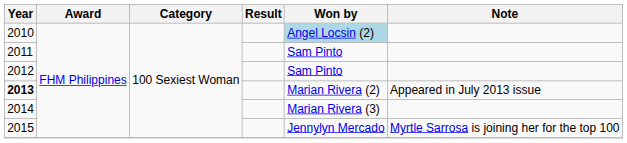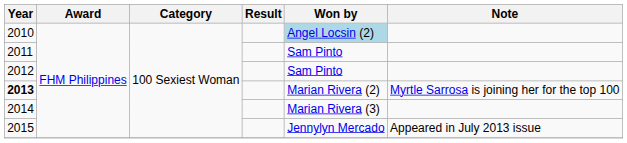(465, 90) Appeared in July 2013 issue -> (505, 90) Myrtle Sarrosa is joining her for the top 100
(505, 128) Myrtle Sarrosa is joining her for the top 100 -> (465, 128) Appeared in July 2013 issue
